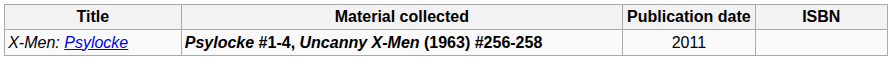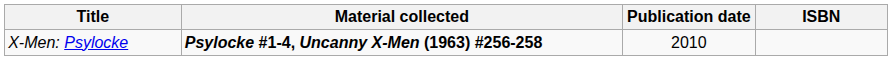(689, 42) 2011 -> (689, 42) 2010
